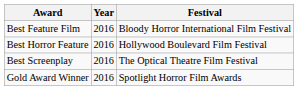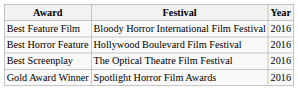columns swapped: (205, 12) <-> (104, 12)
